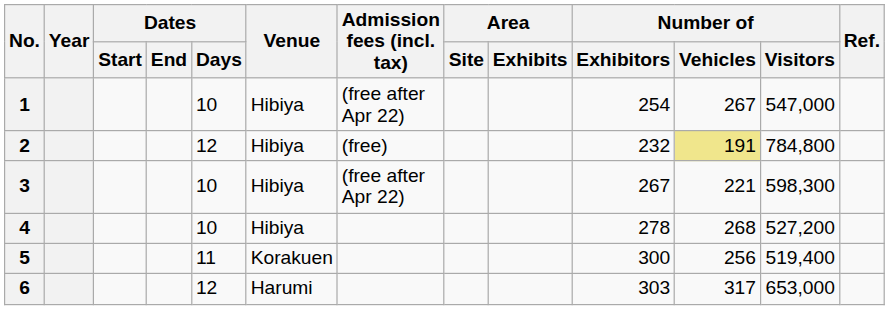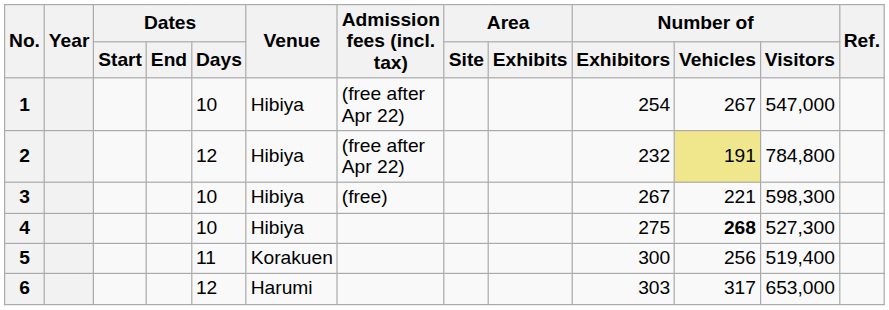(365, 145) (free) -> (383, 156) (free after Apr 22)
(383, 186) (free after Apr 22) -> (365, 197) (free)
(654, 227) 278 -> (654, 227) 275
(740, 227) normal -> (740, 227) bold
(800, 227) 527,200 -> (800, 227) 527,300
